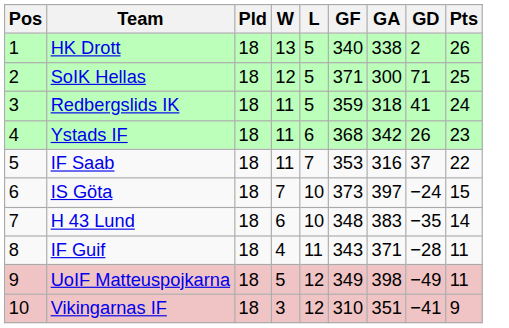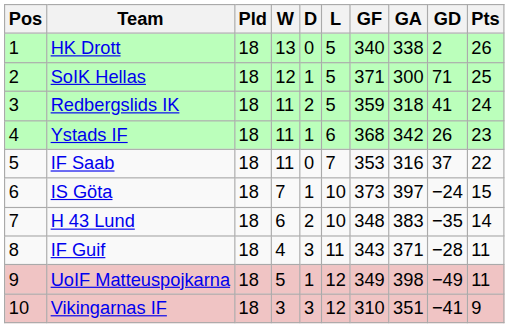+ column: (311, 18)
